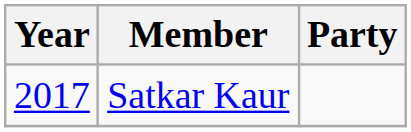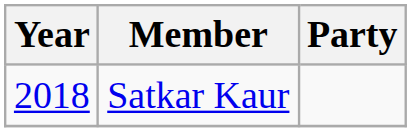(52, 94) 2017 -> (52, 94) 2018
